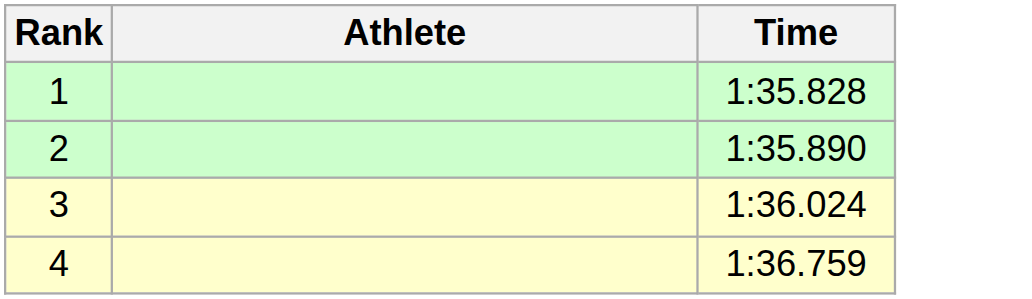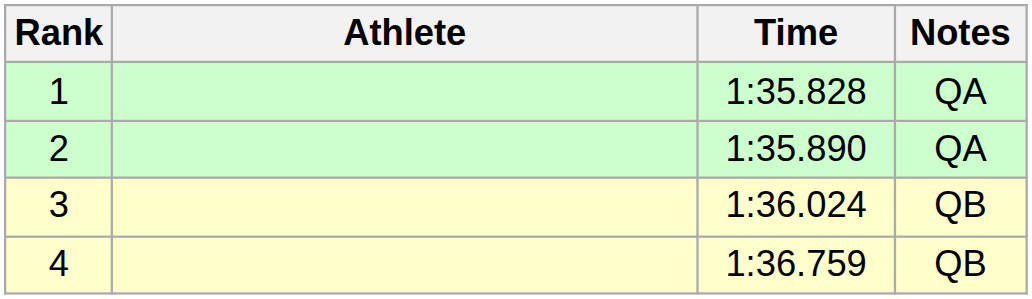+ column: (960, 33)
